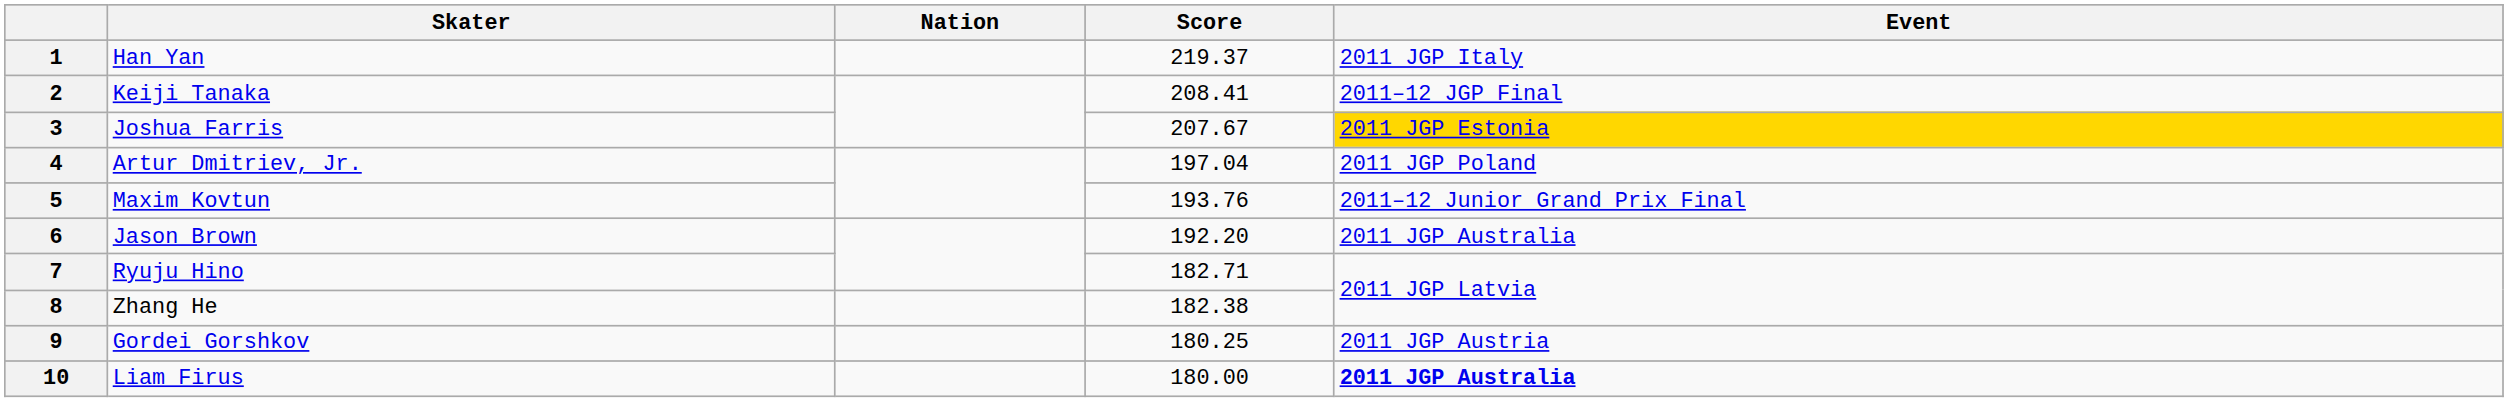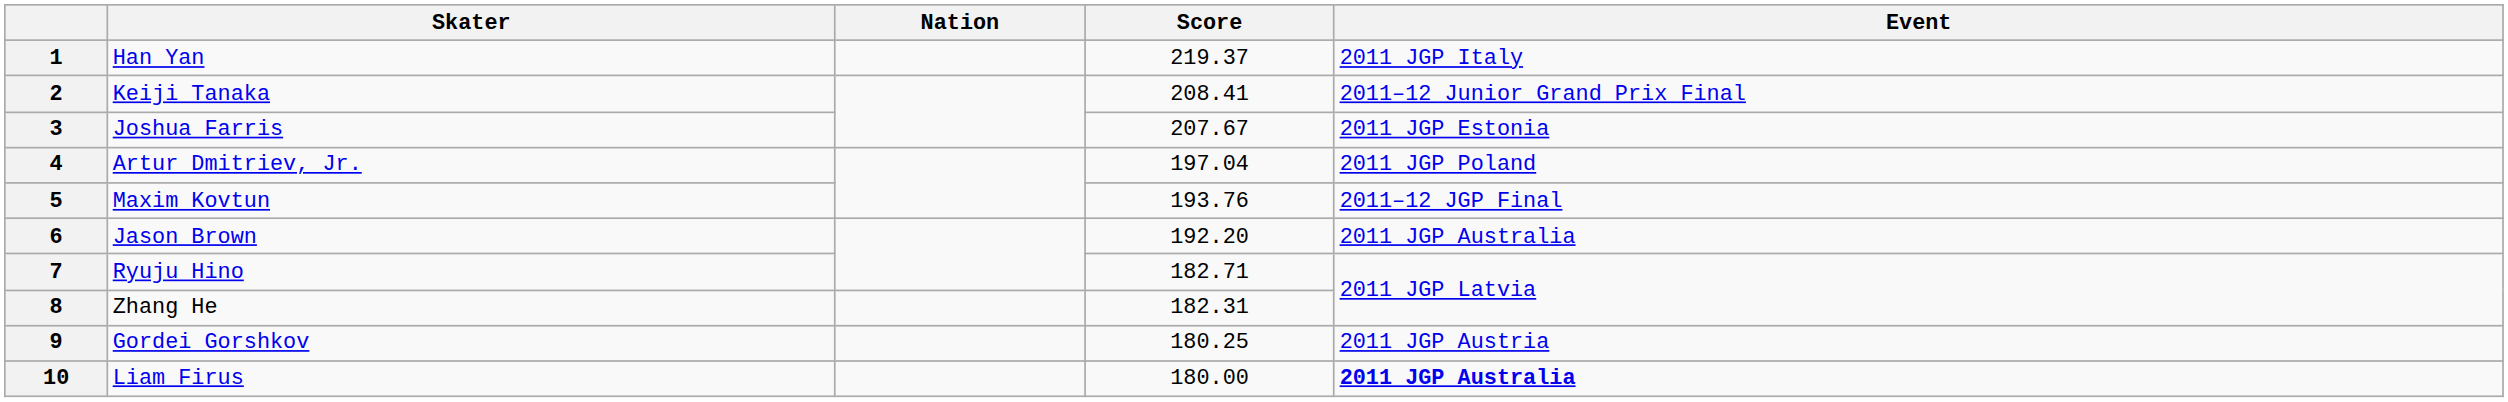(1451, 94) 2011–12 JGP Final -> (1543, 94) 2011–12 Junior Grand Prix Final
(1444, 129) gold background -> (1444, 129) no background
(1543, 201) 2011–12 Junior Grand Prix Final -> (1451, 201) 2011–12 JGP Final
(1210, 307) 182.38 -> (1210, 307) 182.31
